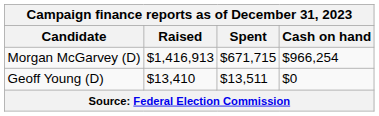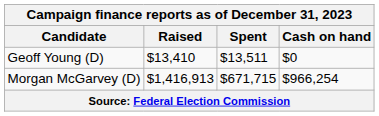rows swapped: (74, 57) <-> (56, 79)
